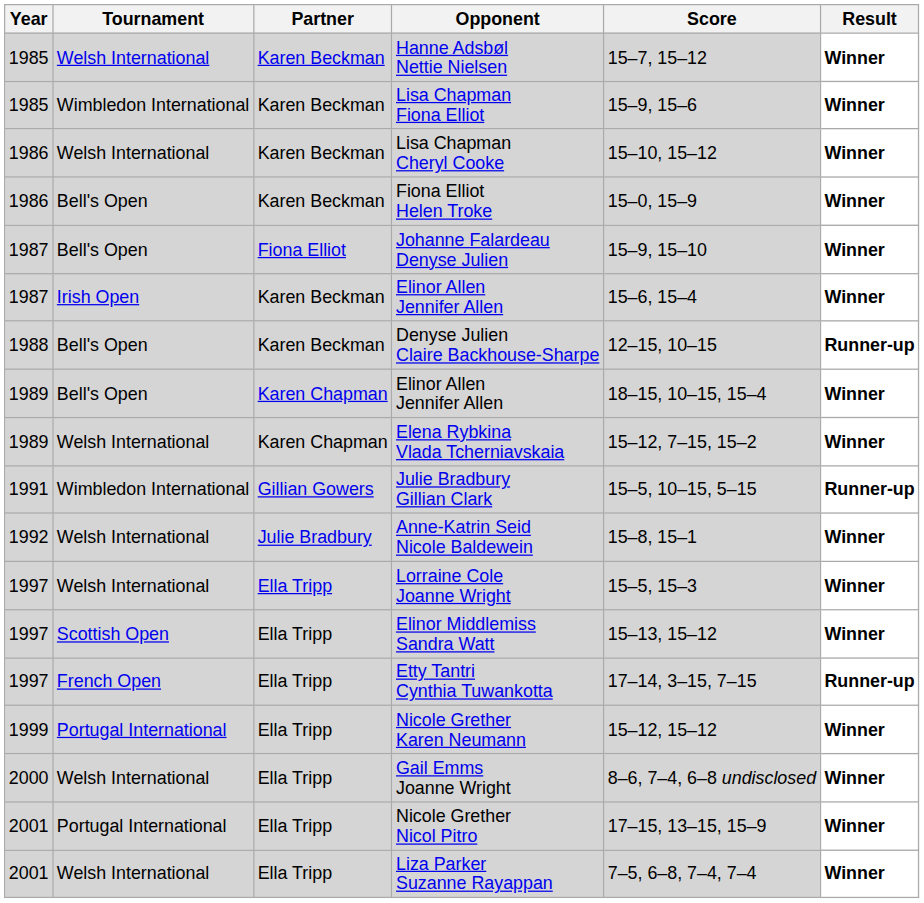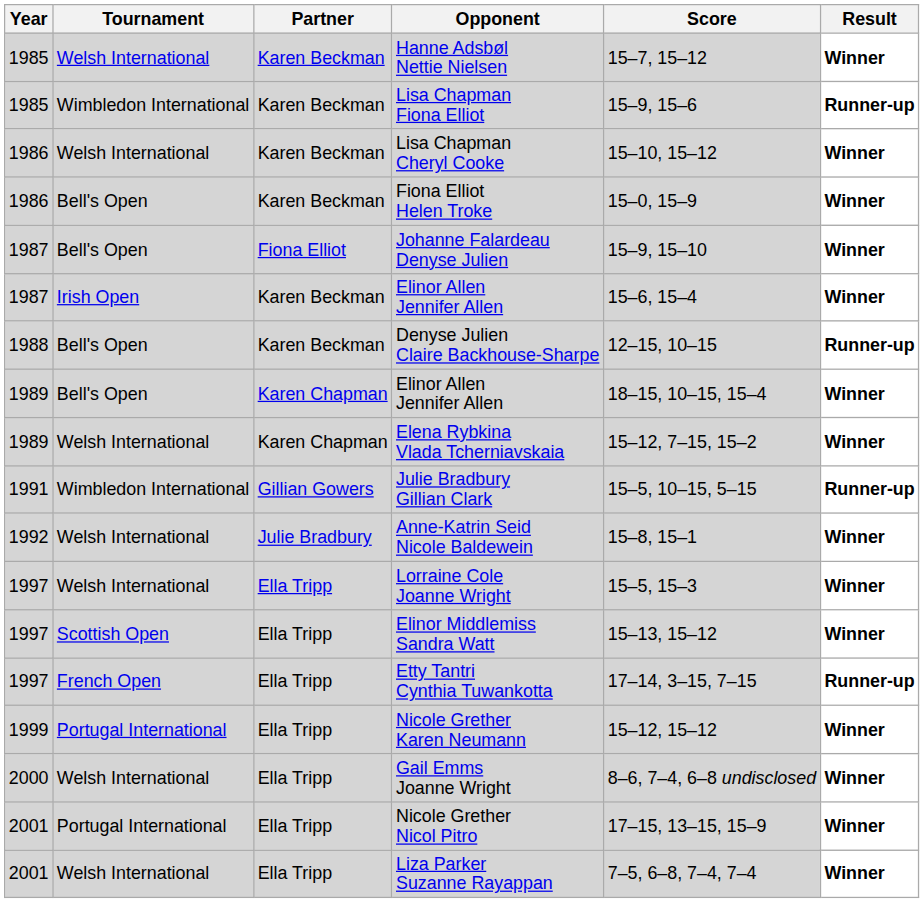(855, 105) Winner -> (870, 105) Runner-up
